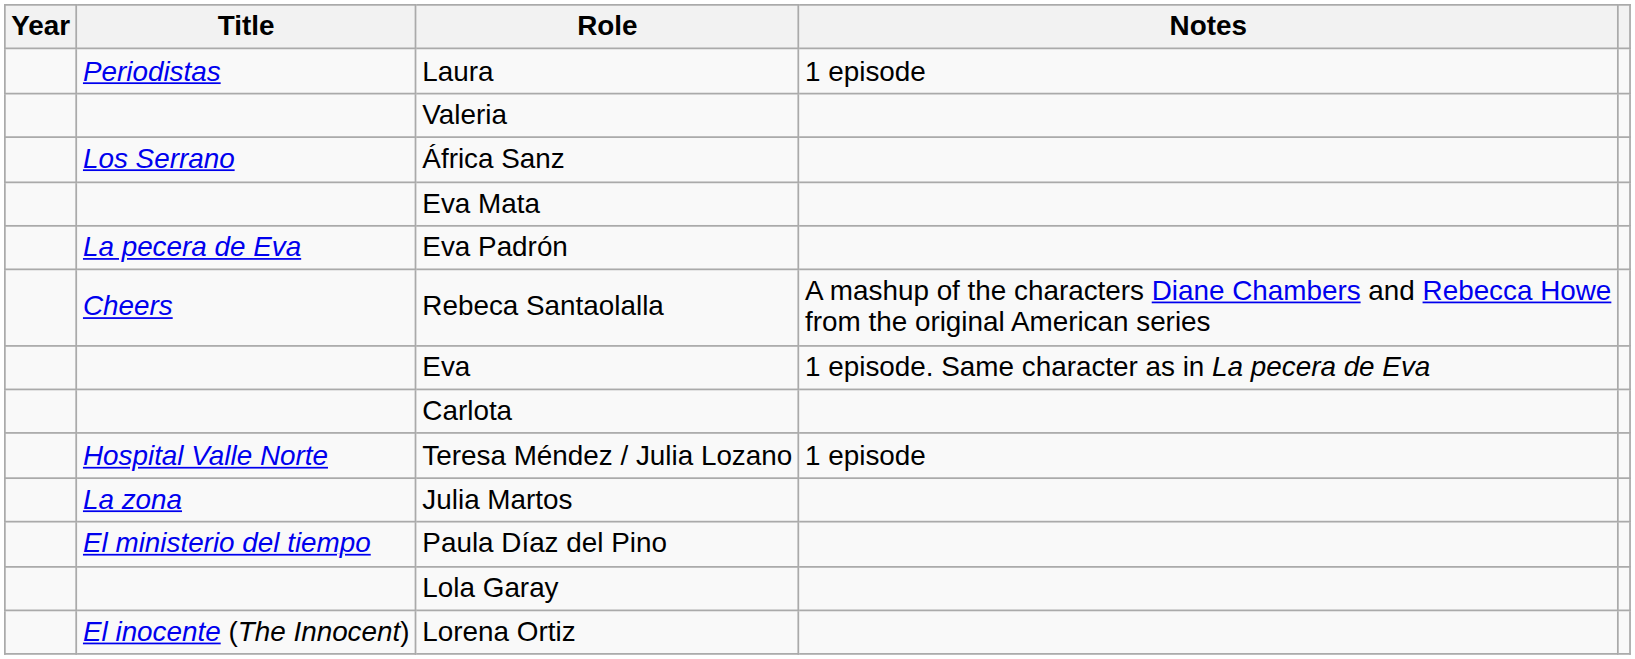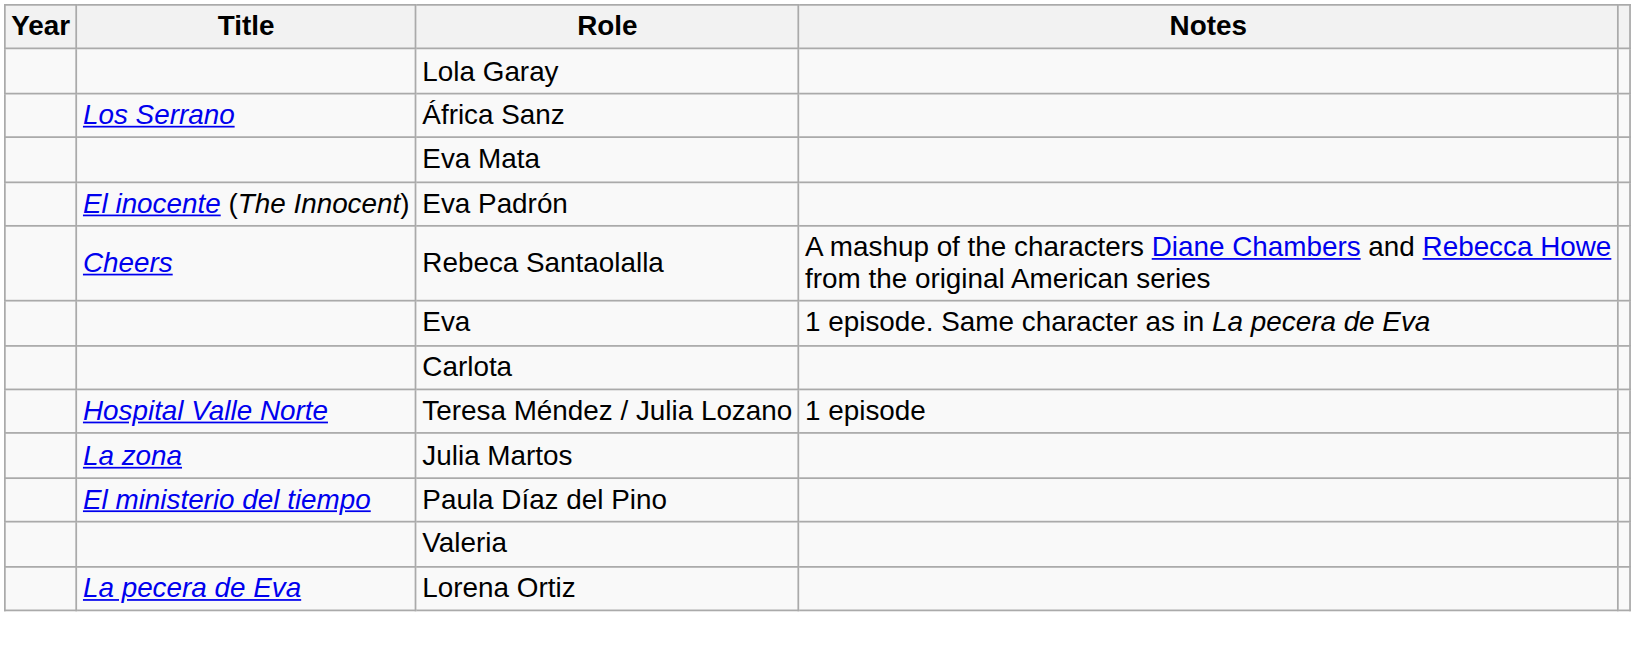- row: (458, 70)
rows swapped: (465, 114) <-> (490, 587)
(192, 247) La pecera de Eva -> (246, 203) El inocente (The Innocent)
(246, 631) El inocente (The Innocent) -> (192, 587) La pecera de Eva
